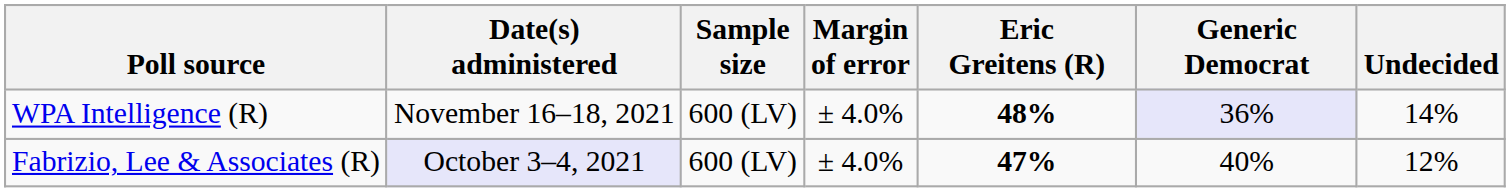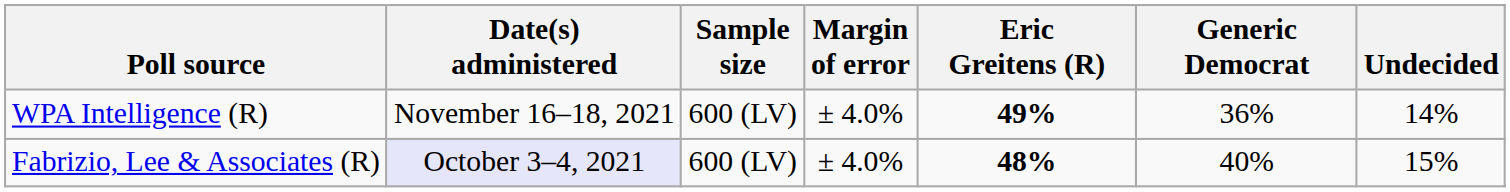(1027, 113) 48% -> (1027, 113) 49%
(1247, 113) lavender background -> (1247, 113) no background
(1027, 162) 47% -> (1027, 162) 48%
(1431, 162) 12% -> (1431, 162) 15%
